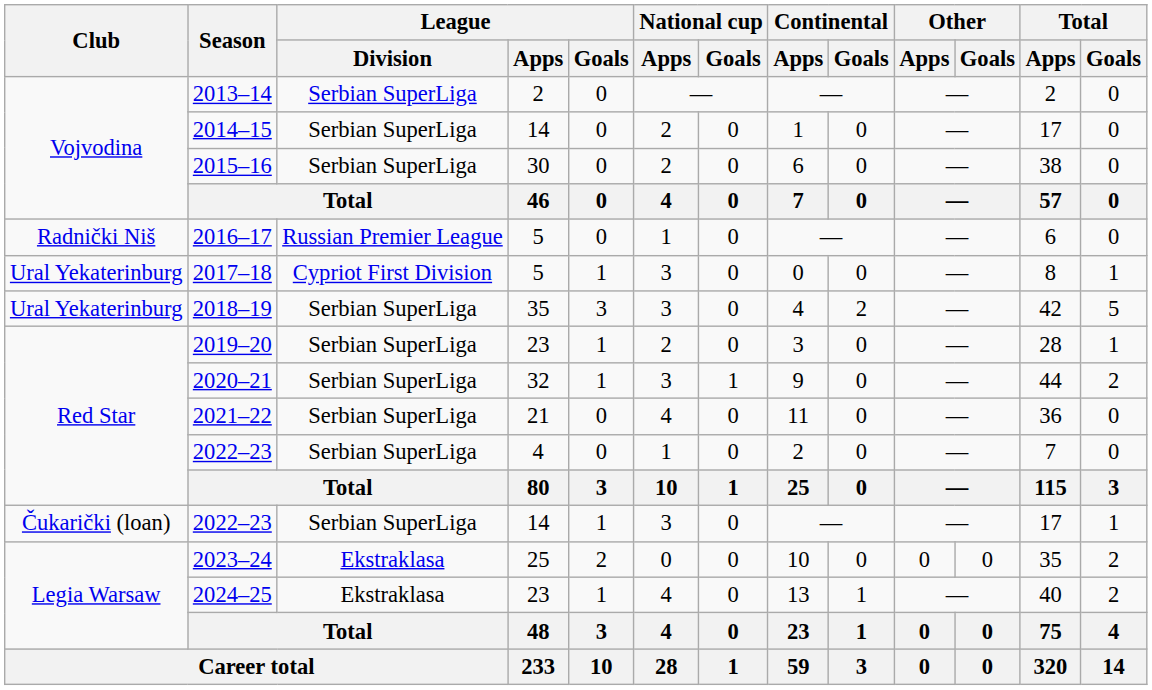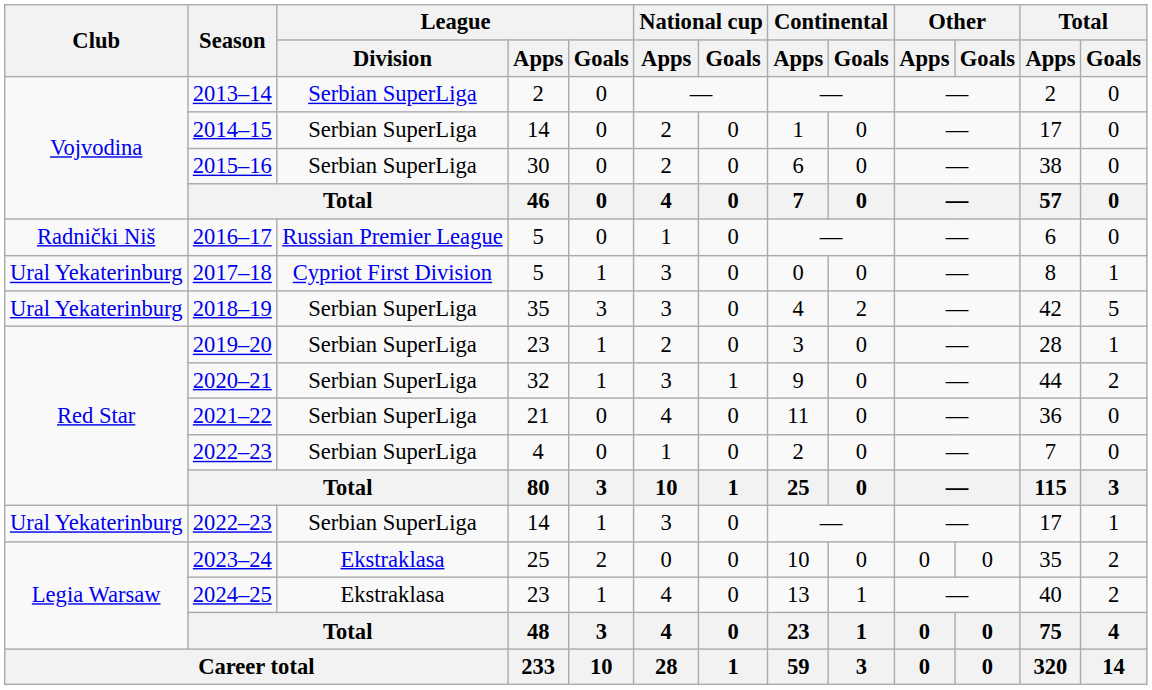(96, 523) Čukarički (loan) -> (96, 523) Ural Yekaterinburg
